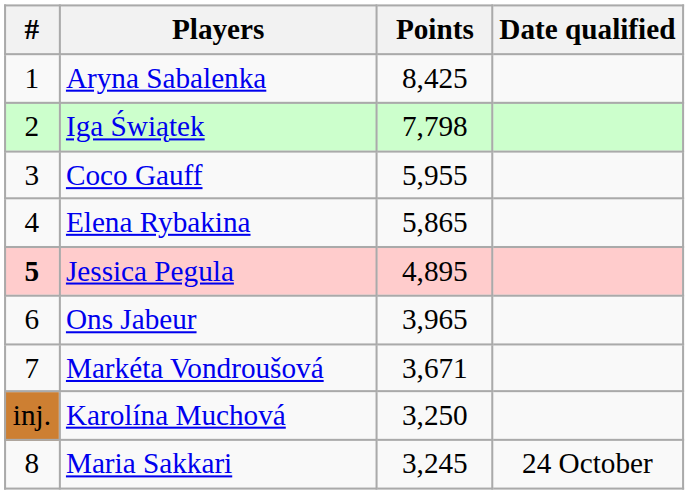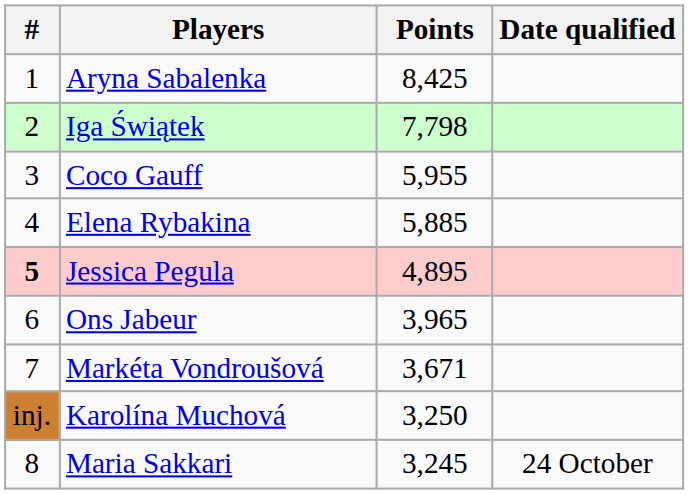(435, 222) 5,865 -> (435, 222) 5,885
